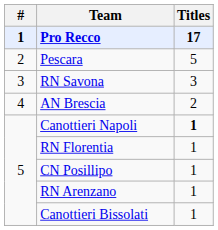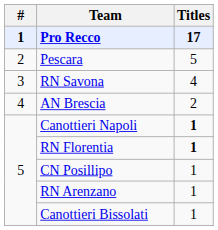(194, 81) 3 -> (194, 81) 4
(194, 147) normal -> (194, 147) bold
